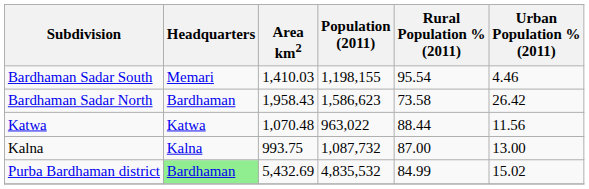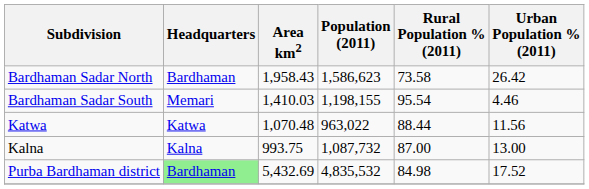rows swapped: (80, 101) <-> (80, 77)
(414, 171) 84.99 -> (414, 171) 84.98
(509, 171) 15.02 -> (509, 171) 17.52
